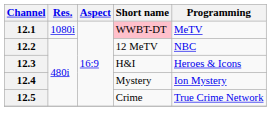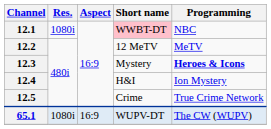(188, 30) MeTV -> (185, 30) NBC
(185, 47) NBC -> (188, 47) MeTV
(126, 64) H&I -> (134, 64) Mystery
(208, 64) normal -> (209, 64) bold
(134, 81) Mystery -> (126, 81) H&I
+ row: (26, 115)
